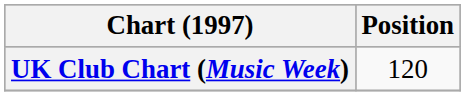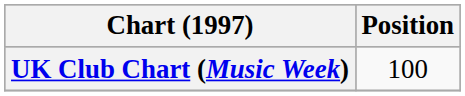(408, 68) 120 -> (408, 68) 100
